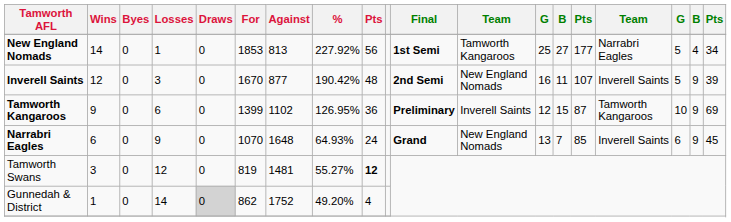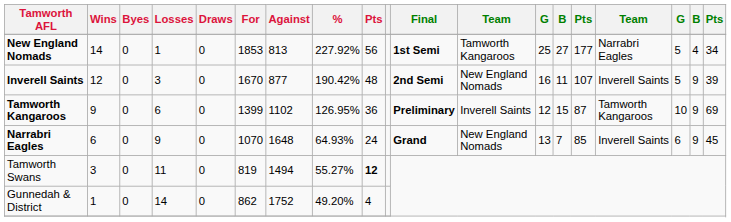(161, 170) 12 -> (160, 170) 11
(281, 170) 1481 -> (281, 170) 1494
(202, 201) lightgrey background -> (202, 201) no background
